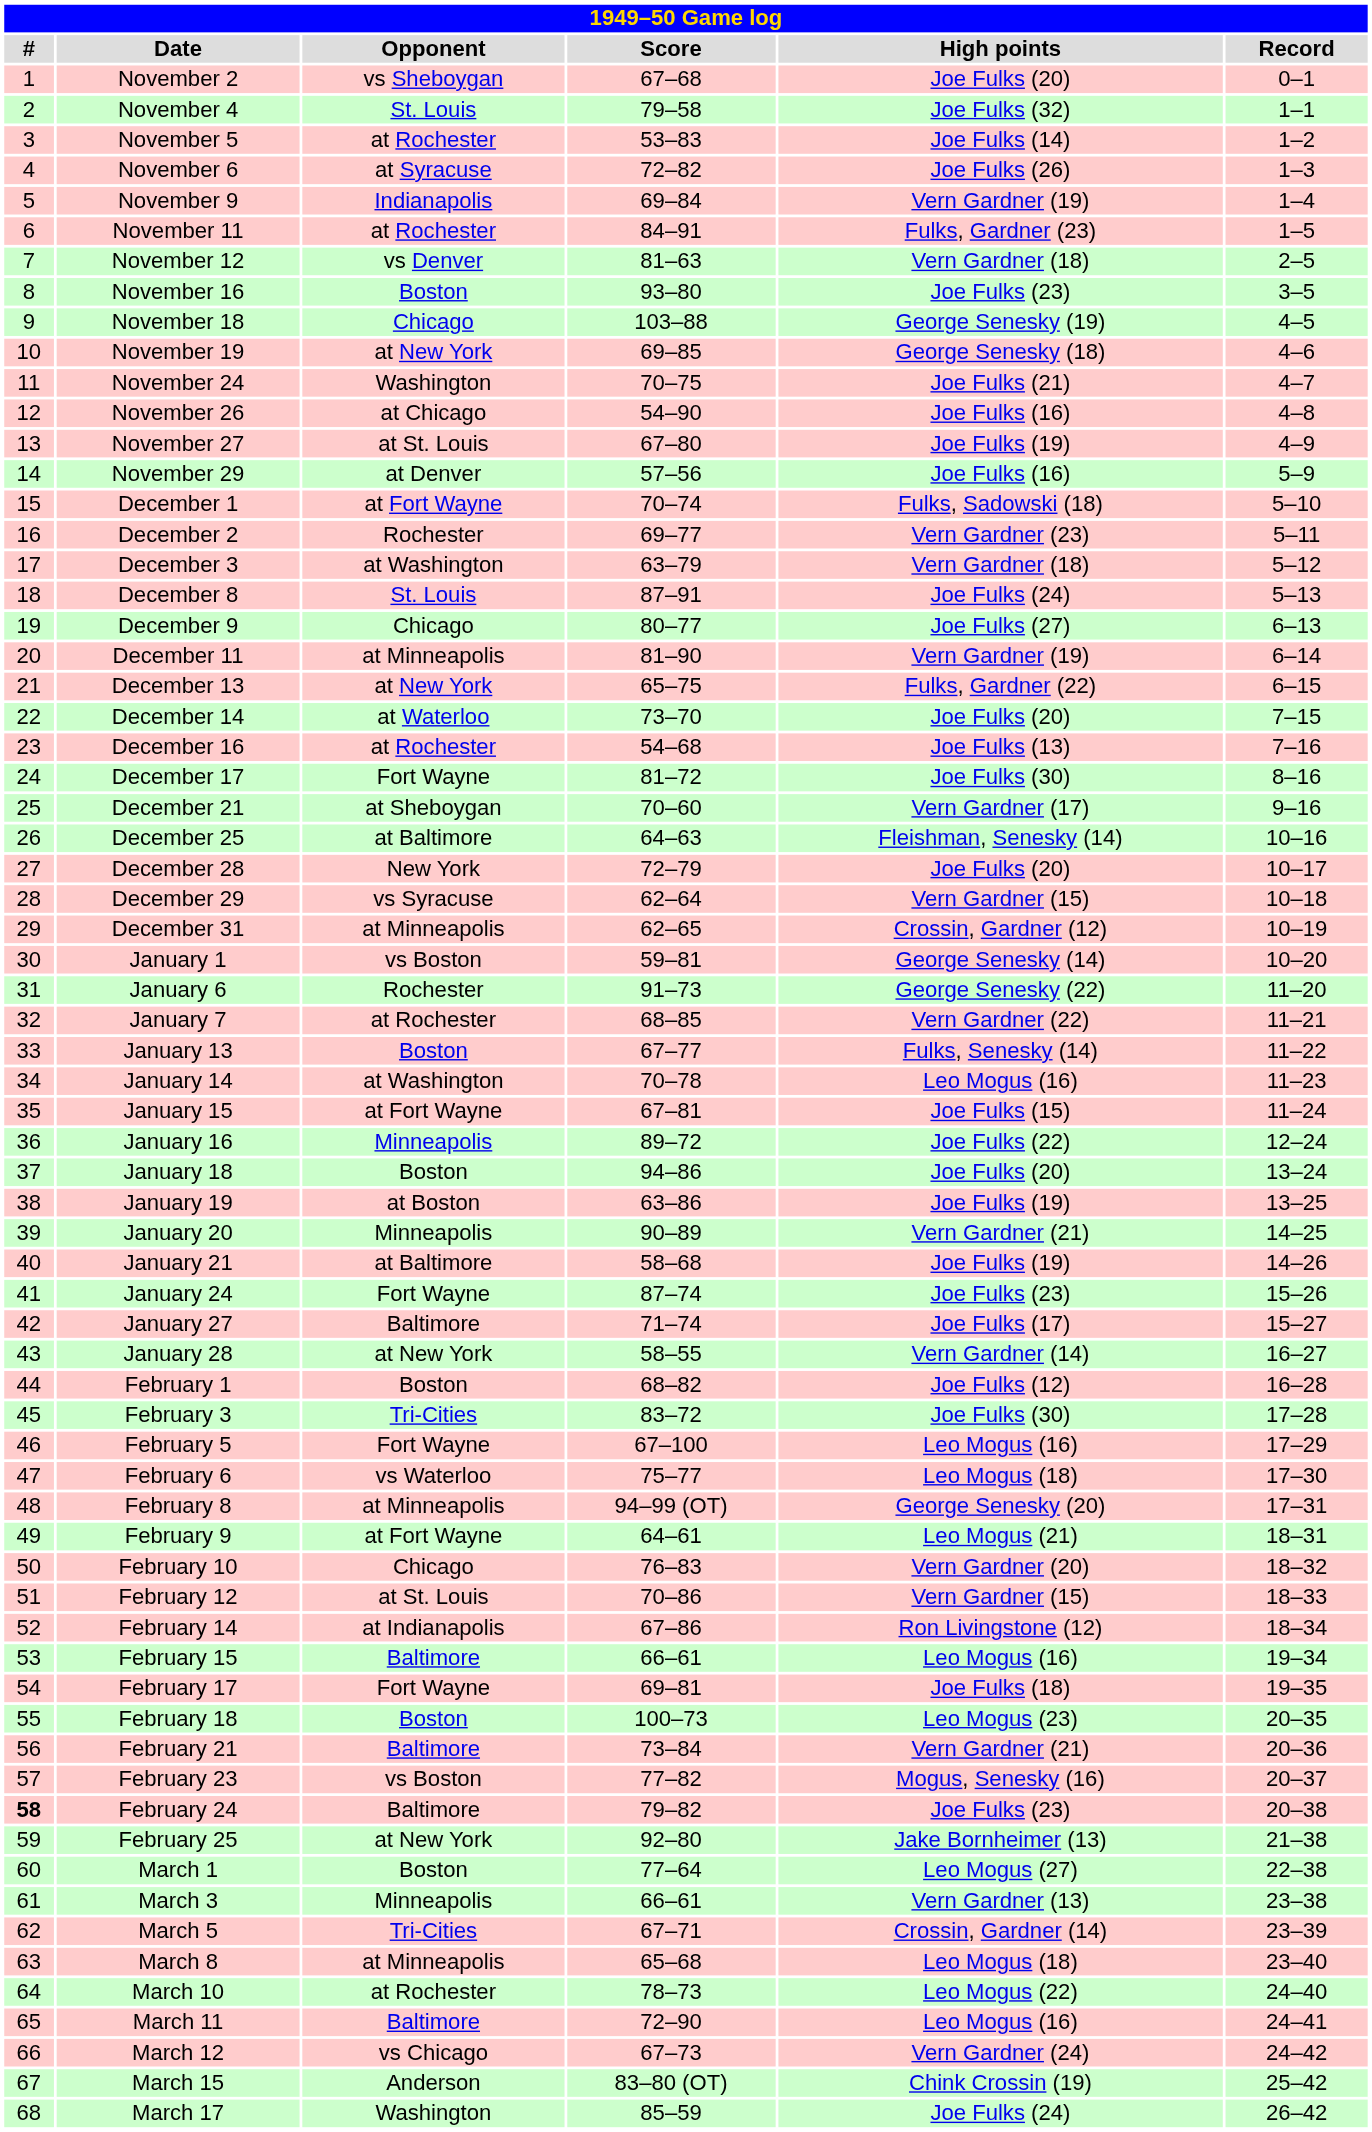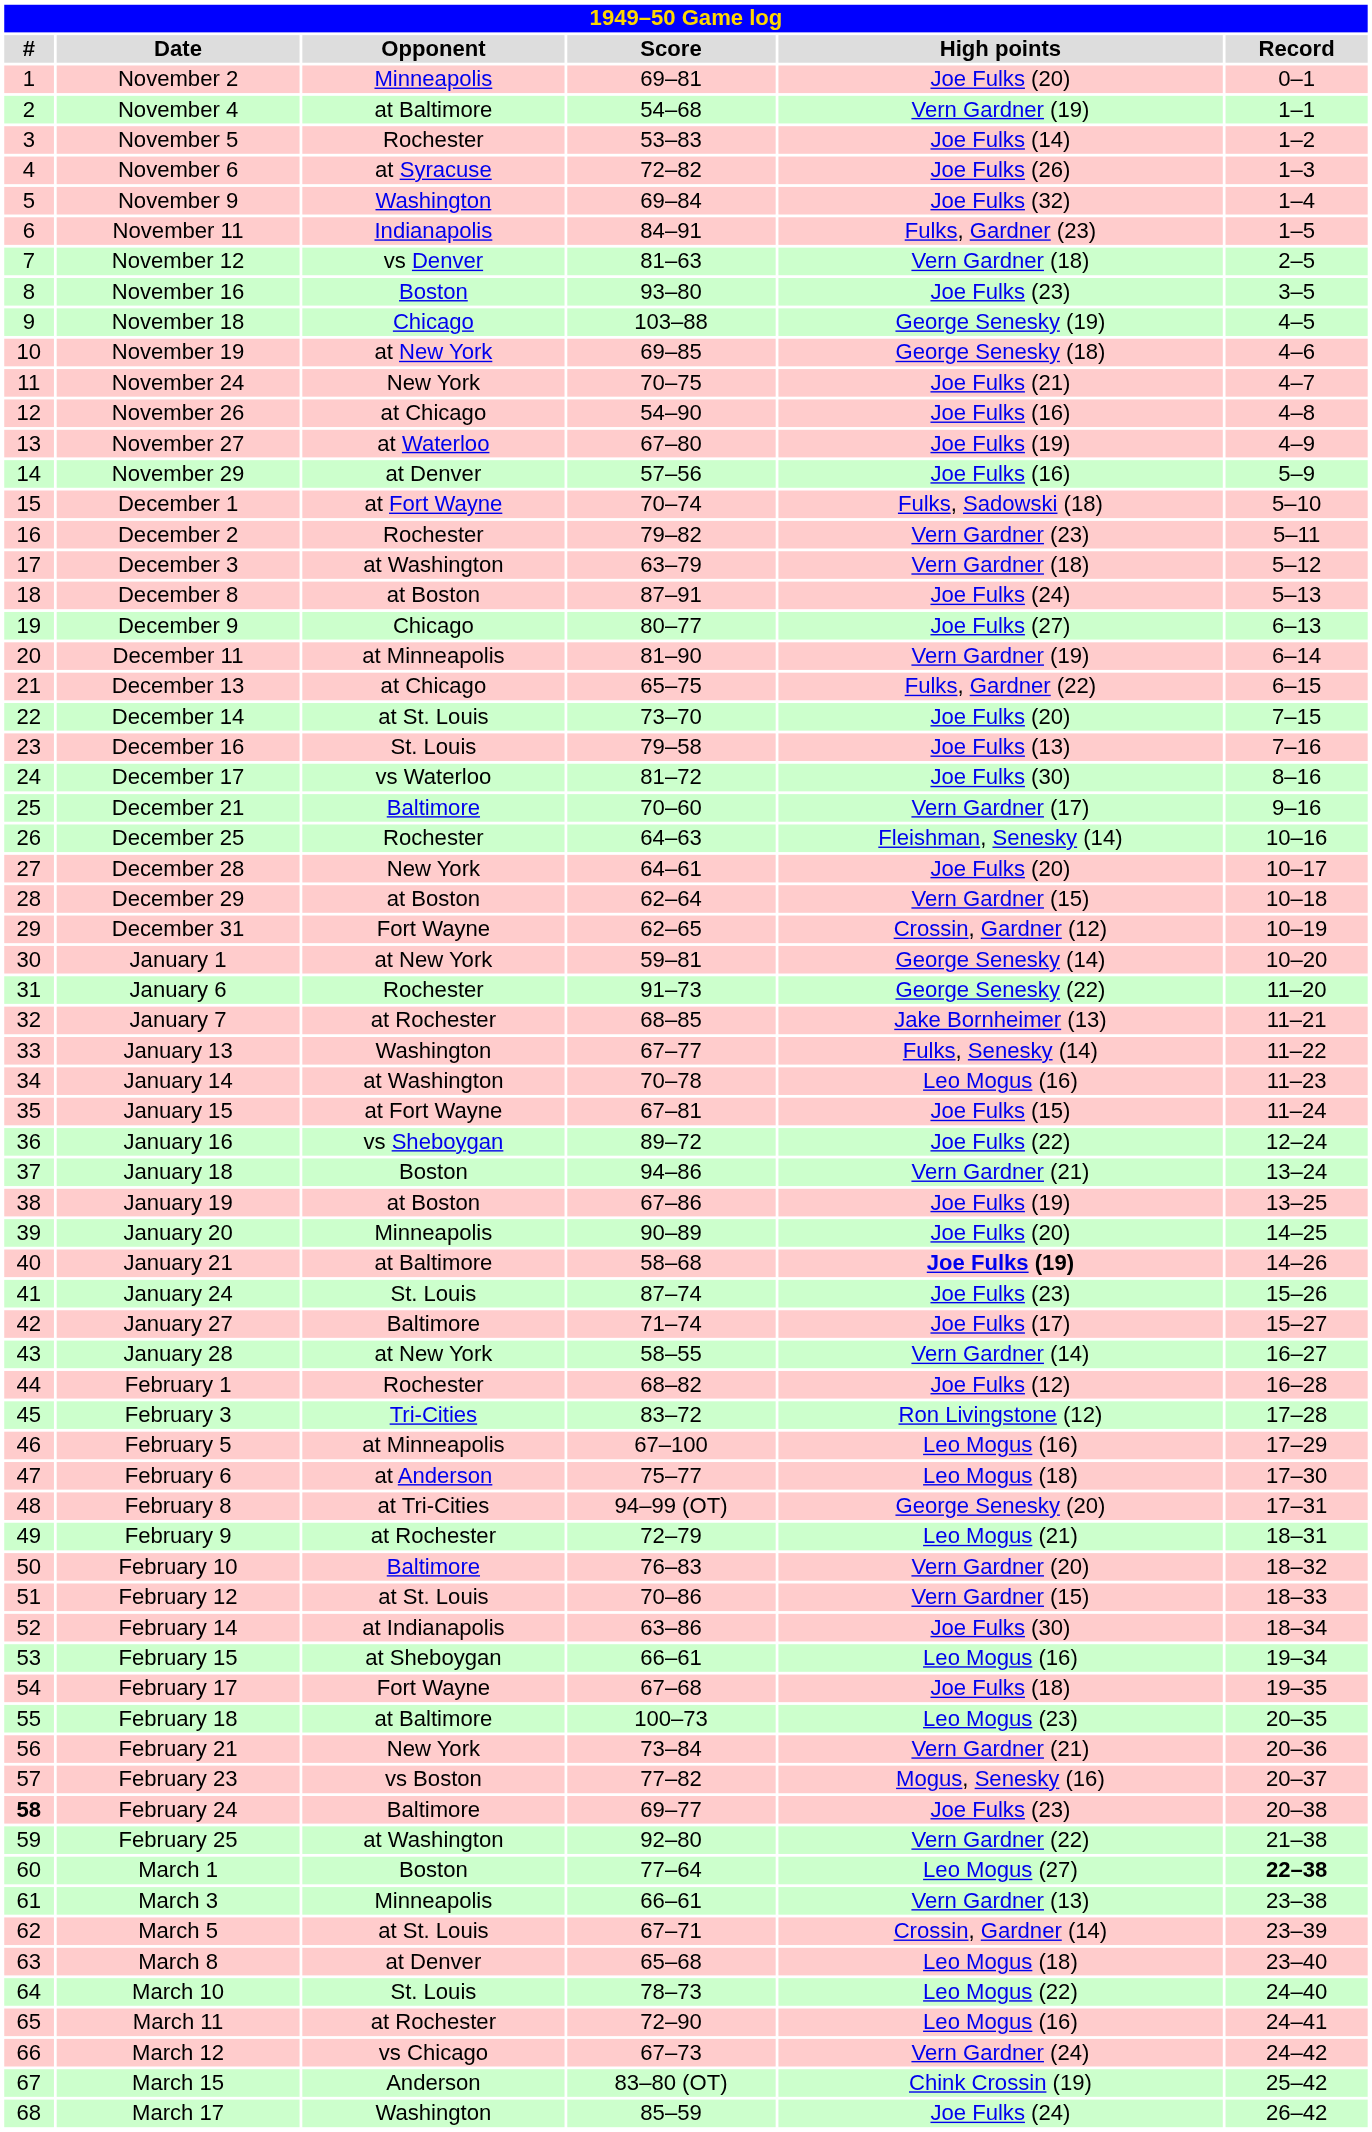(433, 79) vs Sheboygan -> (433, 79) Minneapolis
(671, 79) 67–68 -> (671, 79) 69–81
(433, 109) St. Louis -> (433, 109) at Baltimore
(671, 109) 79–58 -> (671, 109) 54–68
(1000, 109) Joe Fulks (32) -> (1000, 109) Vern Gardner (19)
(433, 139) at Rochester -> (433, 139) Rochester
(433, 200) Indianapolis -> (433, 200) Washington
(1000, 200) Vern Gardner (19) -> (1000, 200) Joe Fulks (32)
(433, 230) at Rochester -> (433, 230) Indianapolis
(433, 382) Washington -> (433, 382) New York
(433, 443) at St. Louis -> (433, 443) at Waterloo
(671, 534) 69–77 -> (671, 534) 79–82
(433, 595) St. Louis -> (433, 595) at Boston
(433, 686) at New York -> (433, 686) at Chicago
(433, 716) at Waterloo -> (433, 716) at St. Louis
(433, 747) at Rochester -> (433, 747) St. Louis
(671, 747) 54–68 -> (671, 747) 79–58
(433, 777) Fort Wayne -> (433, 777) vs Waterloo
(433, 807) at Sheboygan -> (433, 807) Baltimore
(433, 838) at Baltimore -> (433, 838) Rochester
(671, 868) 72–79 -> (671, 868) 64–61
(433, 898) vs Syracuse -> (433, 898) at Boston
(433, 929) at Minneapolis -> (433, 929) Fort Wayne
(433, 959) vs Boston -> (433, 959) at New York
(1000, 1020) Vern Gardner (22) -> (1000, 1020) Jake Bornheimer (13)
(433, 1050) Boston -> (433, 1050) Washington
(433, 1141) Minneapolis -> (433, 1141) vs Sheboygan
(1000, 1172) Joe Fulks (20) -> (1000, 1172) Vern Gardner (21)
(671, 1202) 63–86 -> (671, 1202) 67–86
(1000, 1232) Vern Gardner (21) -> (1000, 1232) Joe Fulks (20)
(1000, 1263) normal -> (1000, 1263) bold
(433, 1293) Fort Wayne -> (433, 1293) St. Louis
(433, 1384) Boston -> (433, 1384) Rochester
(1000, 1414) Joe Fulks (30) -> (1000, 1414) Ron Livingstone (12)
(433, 1445) Fort Wayne -> (433, 1445) at Minneapolis
(433, 1475) vs Waterloo -> (433, 1475) at Anderson
(433, 1506) at Minneapolis -> (433, 1506) at Tri-Cities
(433, 1536) at Fort Wayne -> (433, 1536) at Rochester
(671, 1536) 64–61 -> (671, 1536) 72–79
(433, 1566) Chicago -> (433, 1566) Baltimore
(671, 1627) 67–86 -> (671, 1627) 63–86
(1000, 1627) Ron Livingstone (12) -> (1000, 1627) Joe Fulks (30)
(433, 1657) Baltimore -> (433, 1657) at Sheboygan
(671, 1688) 69–81 -> (671, 1688) 67–68
(433, 1718) Boston -> (433, 1718) at Baltimore
(433, 1748) Baltimore -> (433, 1748) New York
(671, 1809) 79–82 -> (671, 1809) 69–77
(433, 1839) at New York -> (433, 1839) at Washington
(1000, 1839) Jake Bornheimer (13) -> (1000, 1839) Vern Gardner (22)
(1297, 1870) normal -> (1297, 1870) bold
(433, 1931) Tri-Cities -> (433, 1931) at St. Louis
(433, 1961) at Minneapolis -> (433, 1961) at Denver
(433, 1991) at Rochester -> (433, 1991) St. Louis
(433, 2022) Baltimore -> (433, 2022) at Rochester
